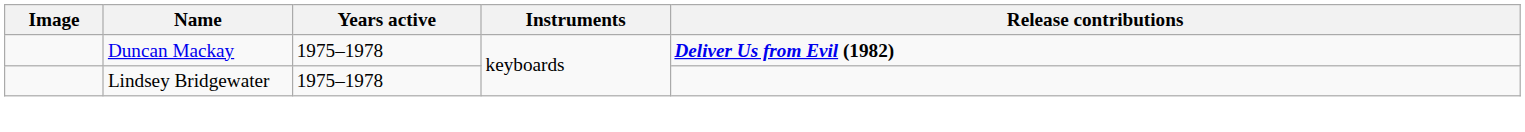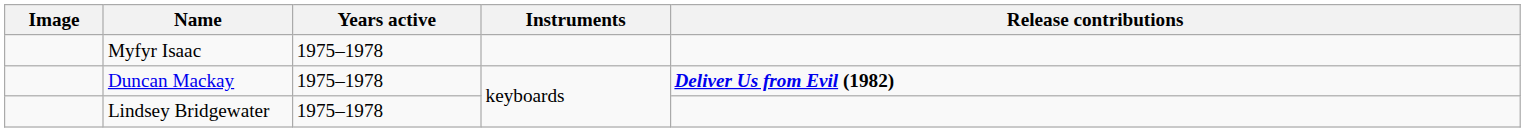+ row: (155, 50)
